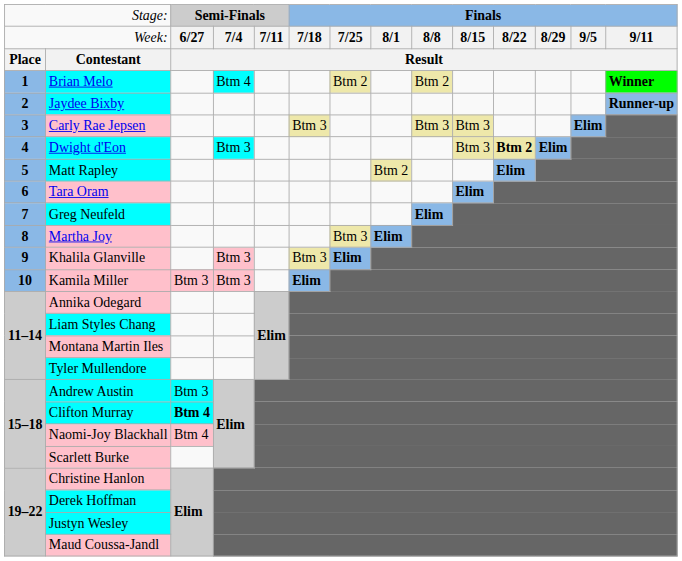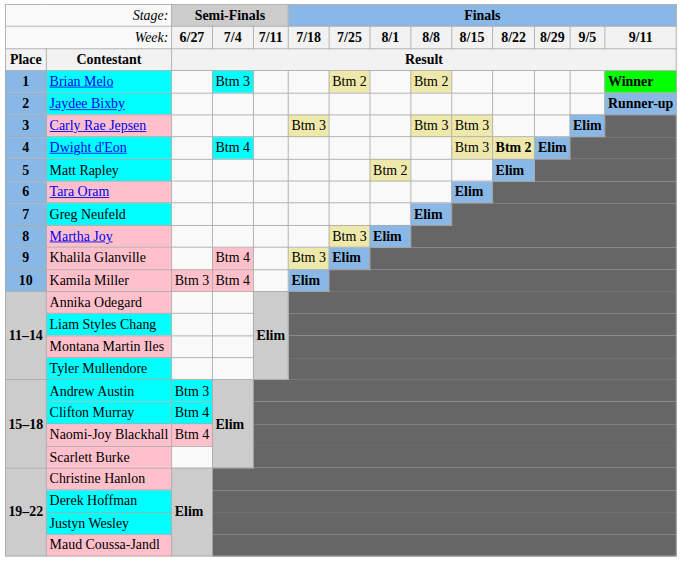(234, 81) Btm 4 -> (233, 81) Btm 3
(234, 147) Btm 3 -> (233, 147) Btm 4
(234, 258) Btm 3 -> (233, 258) Btm 4
(234, 280) Btm 3 -> (233, 280) Btm 4
(192, 412) bold -> (192, 412) normal
